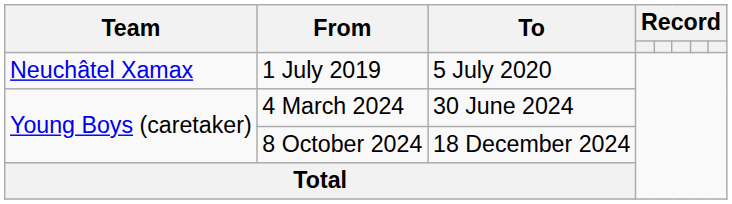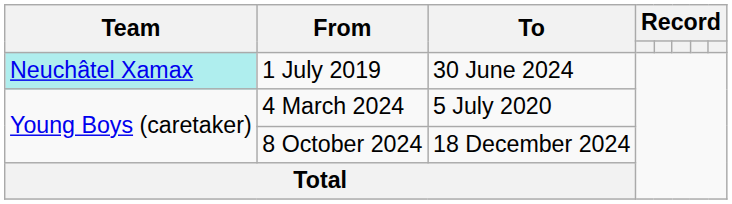(102, 70) no background -> (102, 70) paleturquoise background
(492, 70) 5 July 2020 -> (503, 70) 30 June 2024
(503, 107) 30 June 2024 -> (492, 107) 5 July 2020
